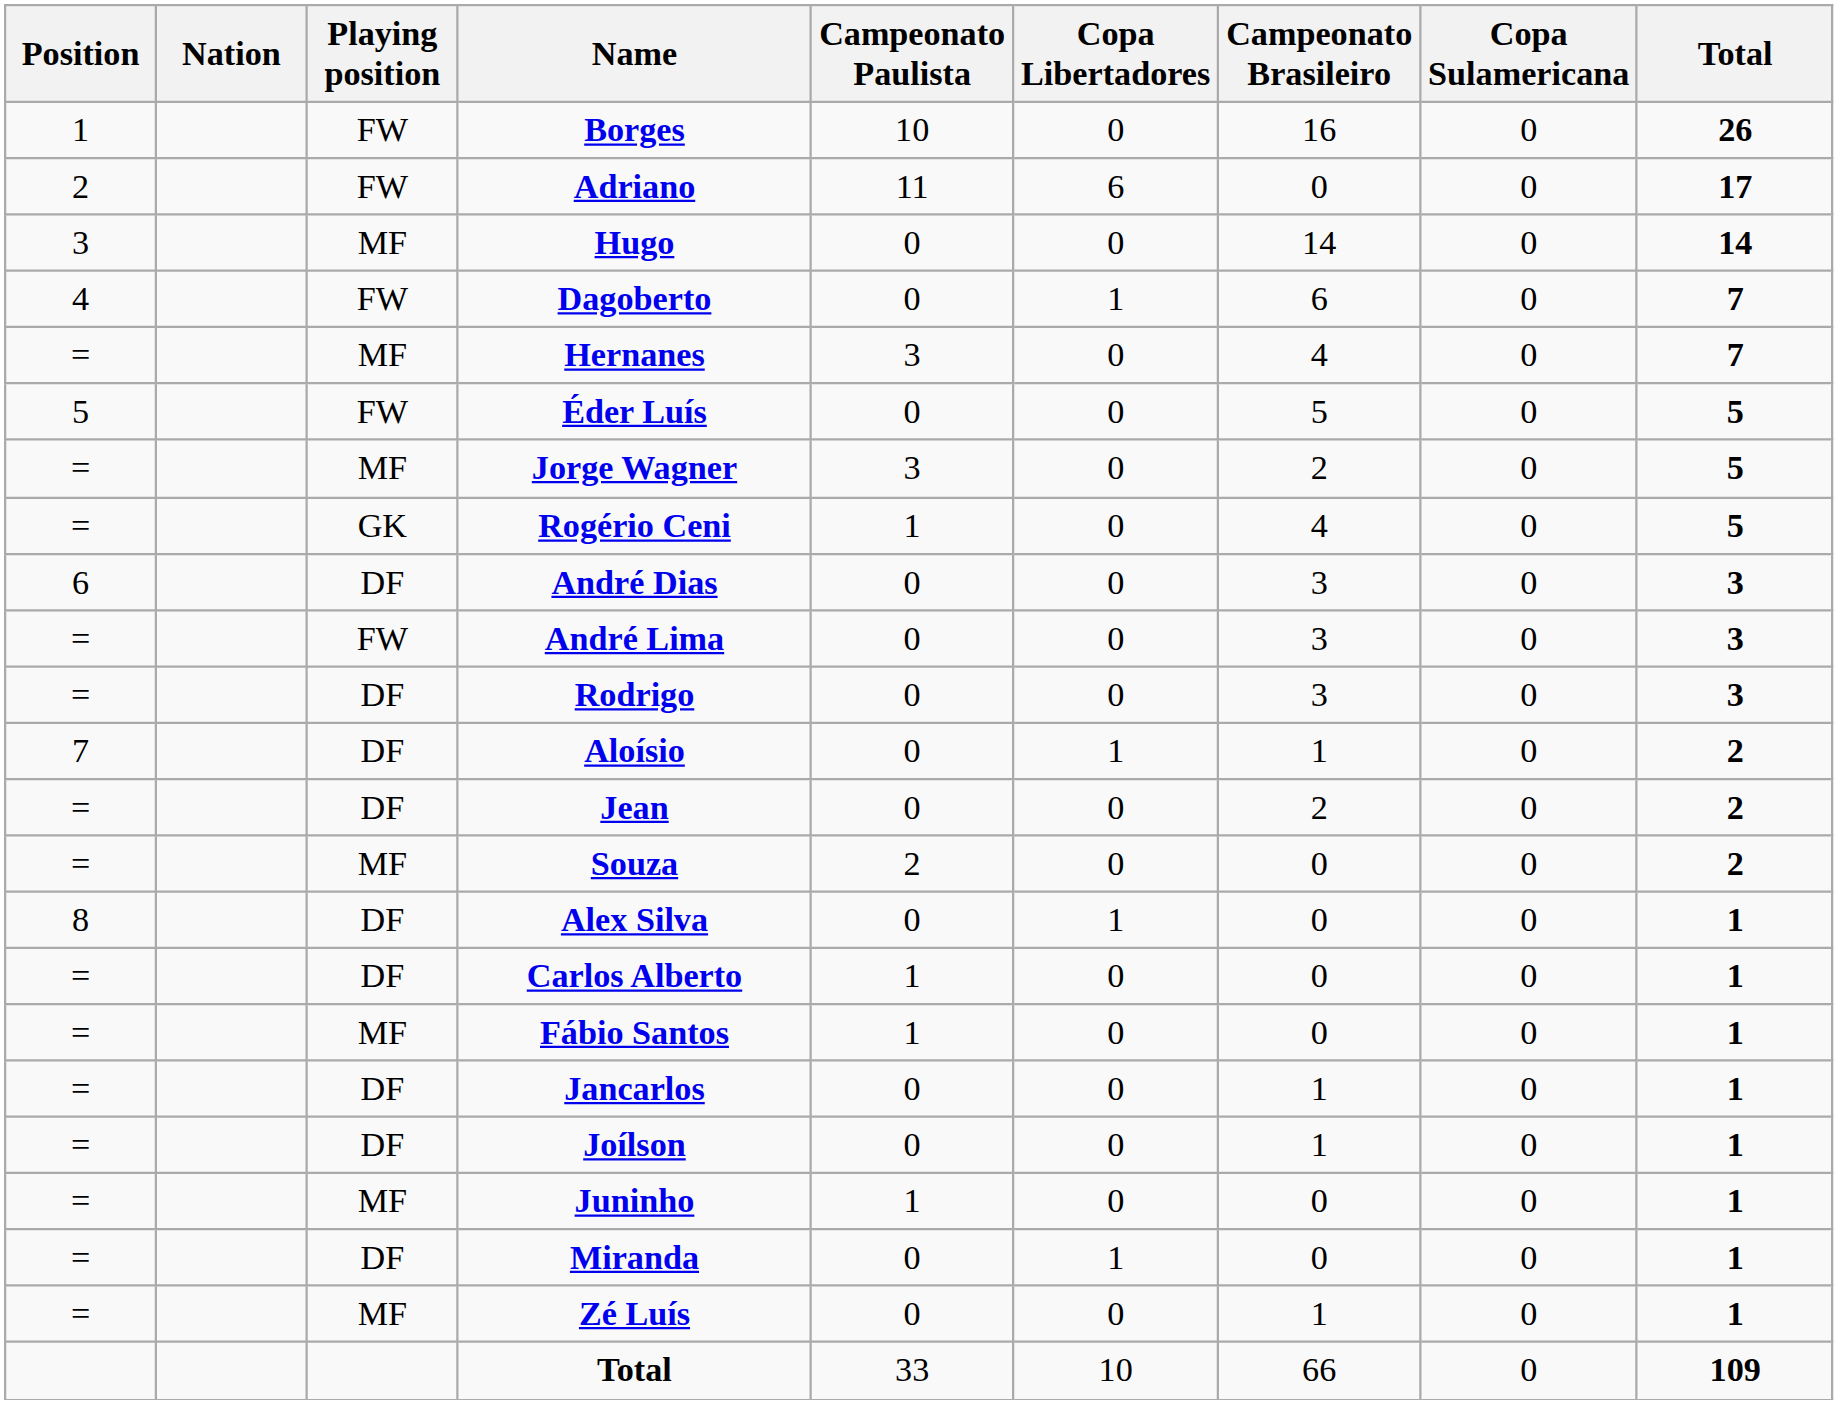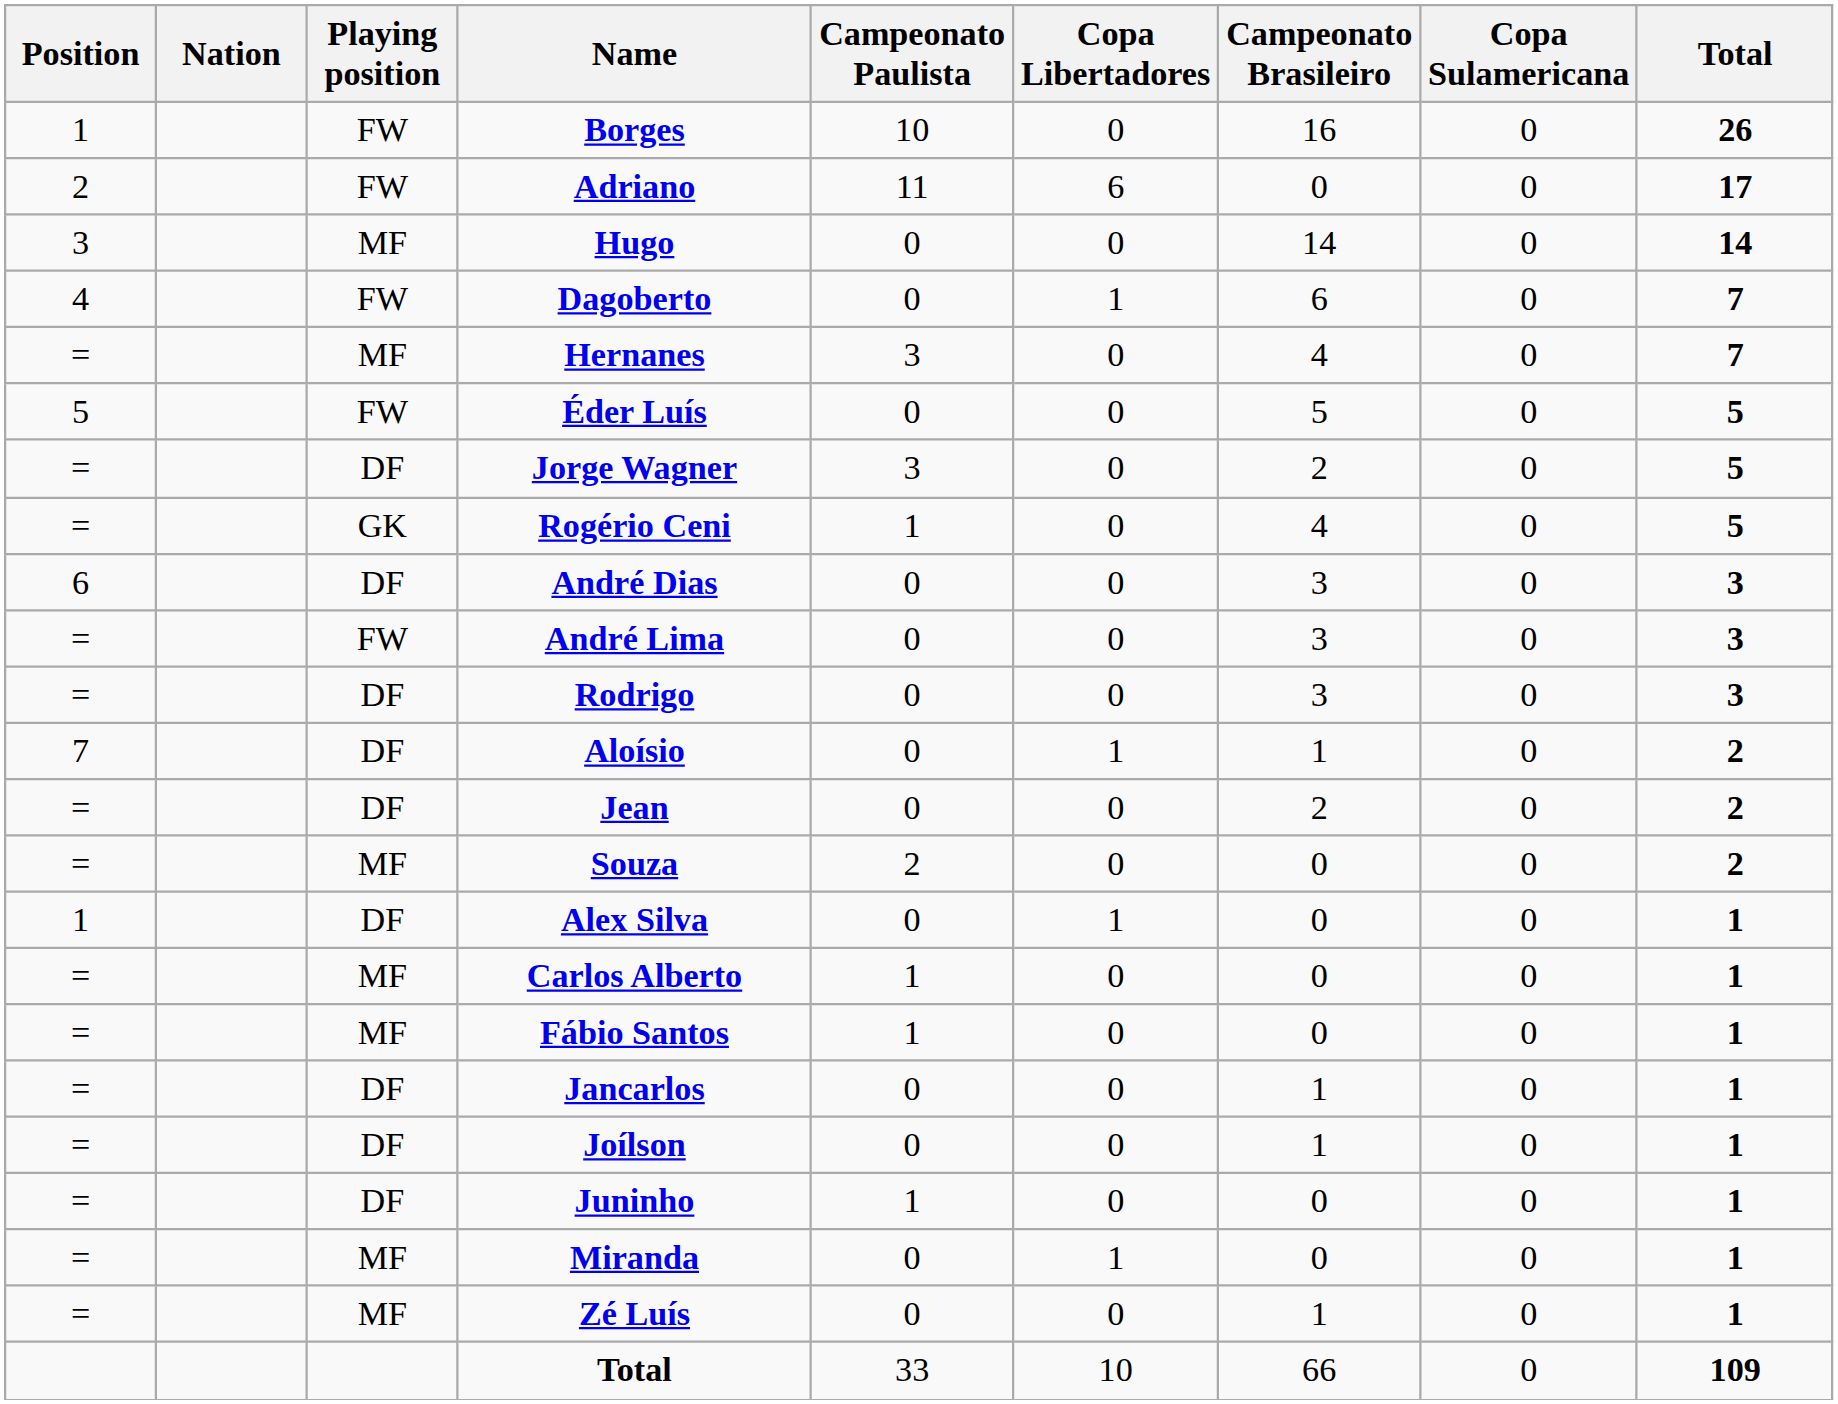(382, 468) MF -> (382, 468) DF
(81, 919) 8 -> (81, 919) 1
(382, 975) DF -> (382, 975) MF
(382, 1201) MF -> (382, 1201) DF
(382, 1257) DF -> (382, 1257) MF
